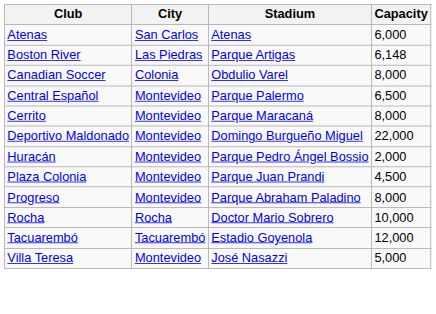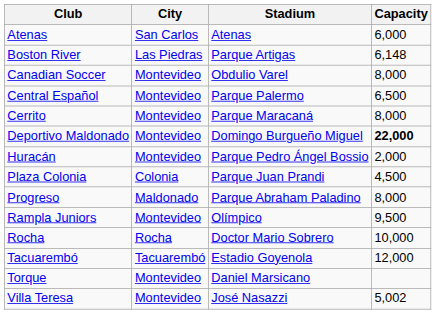(157, 75) Colonia -> (168, 75) Montevideo
(394, 136) normal -> (394, 136) bold
(168, 177) Montevideo -> (157, 177) Colonia
(168, 197) Montevideo -> (167, 197) Maldonado
+ row: (52, 217)
+ row: (27, 278)
(390, 258) 5,000 -> (390, 298) 5,002
